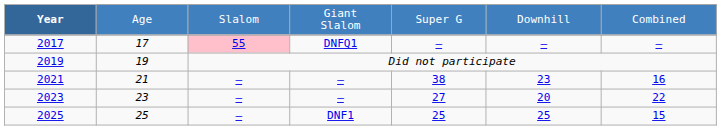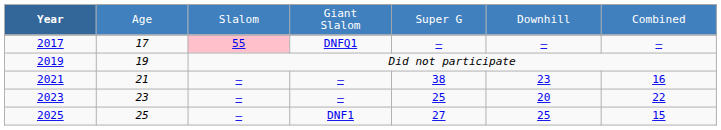(439, 98) 27 -> (439, 98) 25
(439, 116) 25 -> (439, 116) 27
